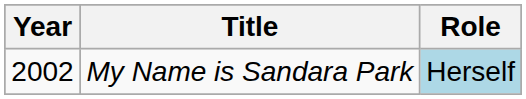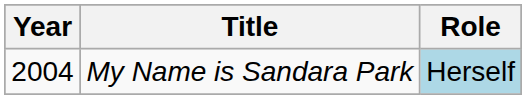(42, 71) 2002 -> (42, 71) 2004
